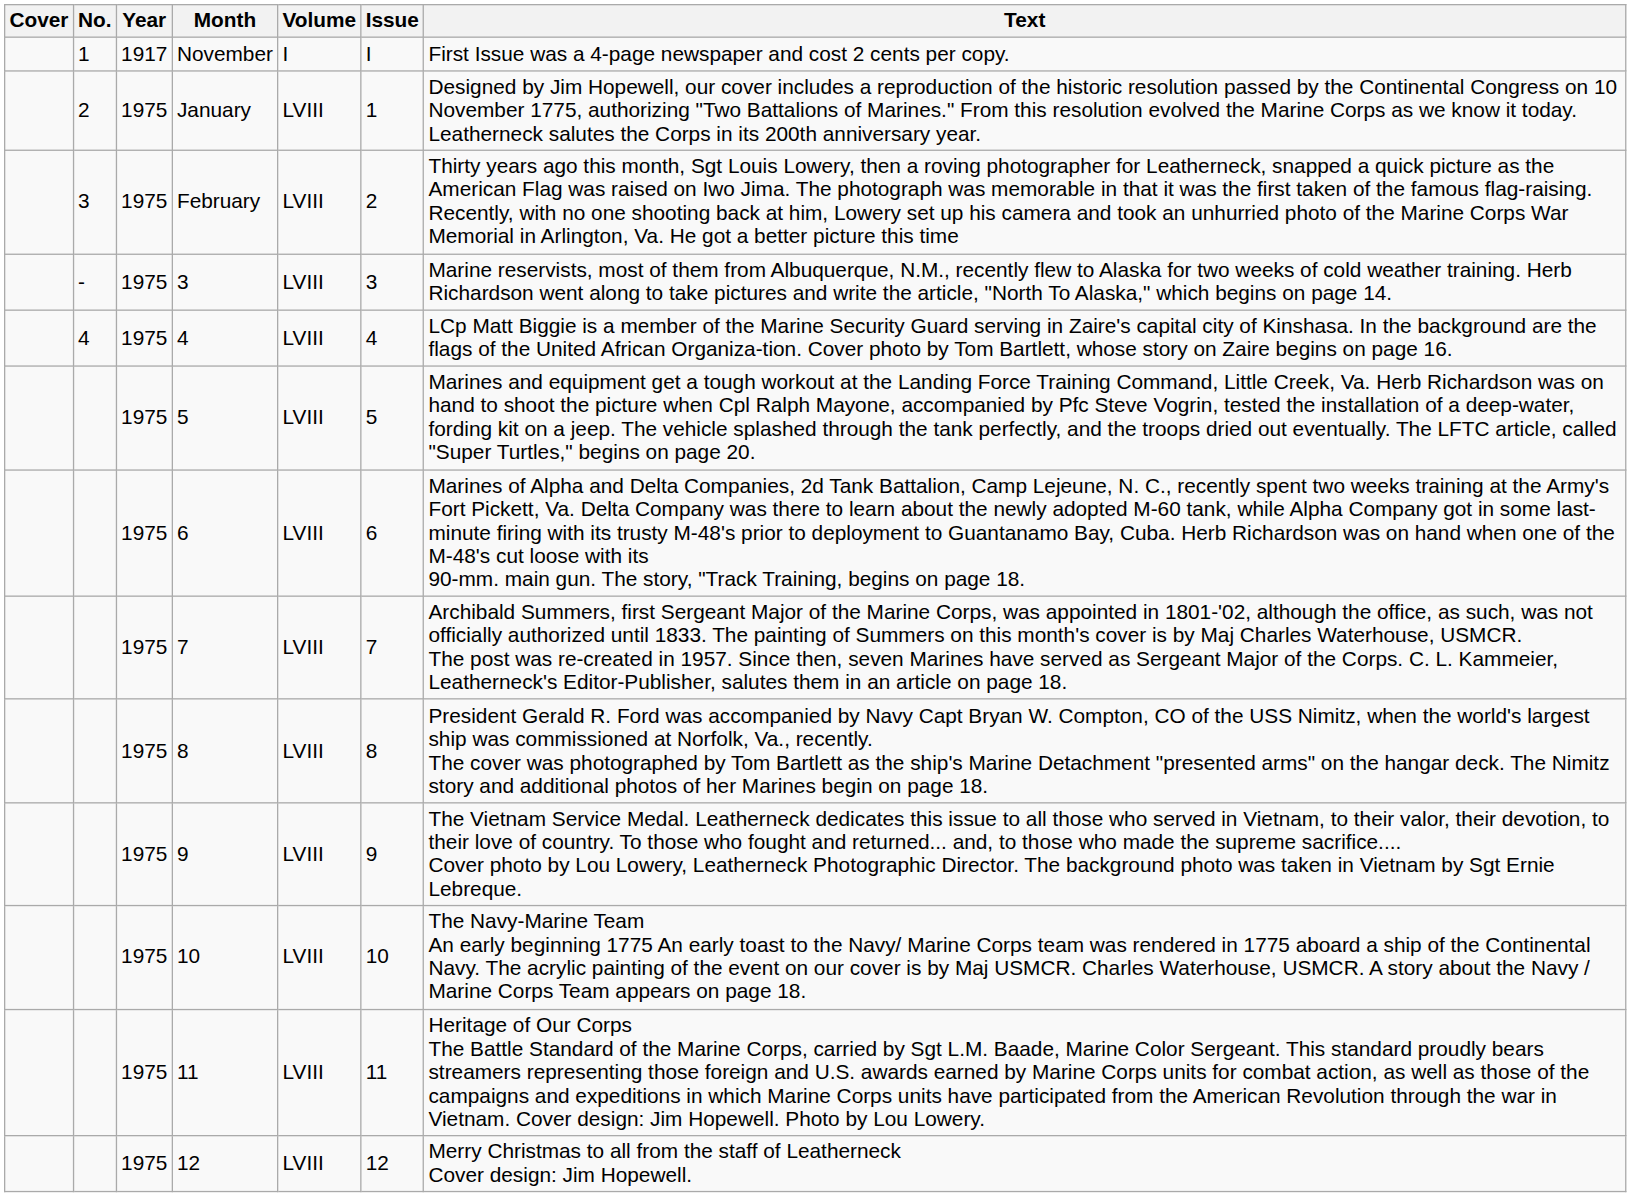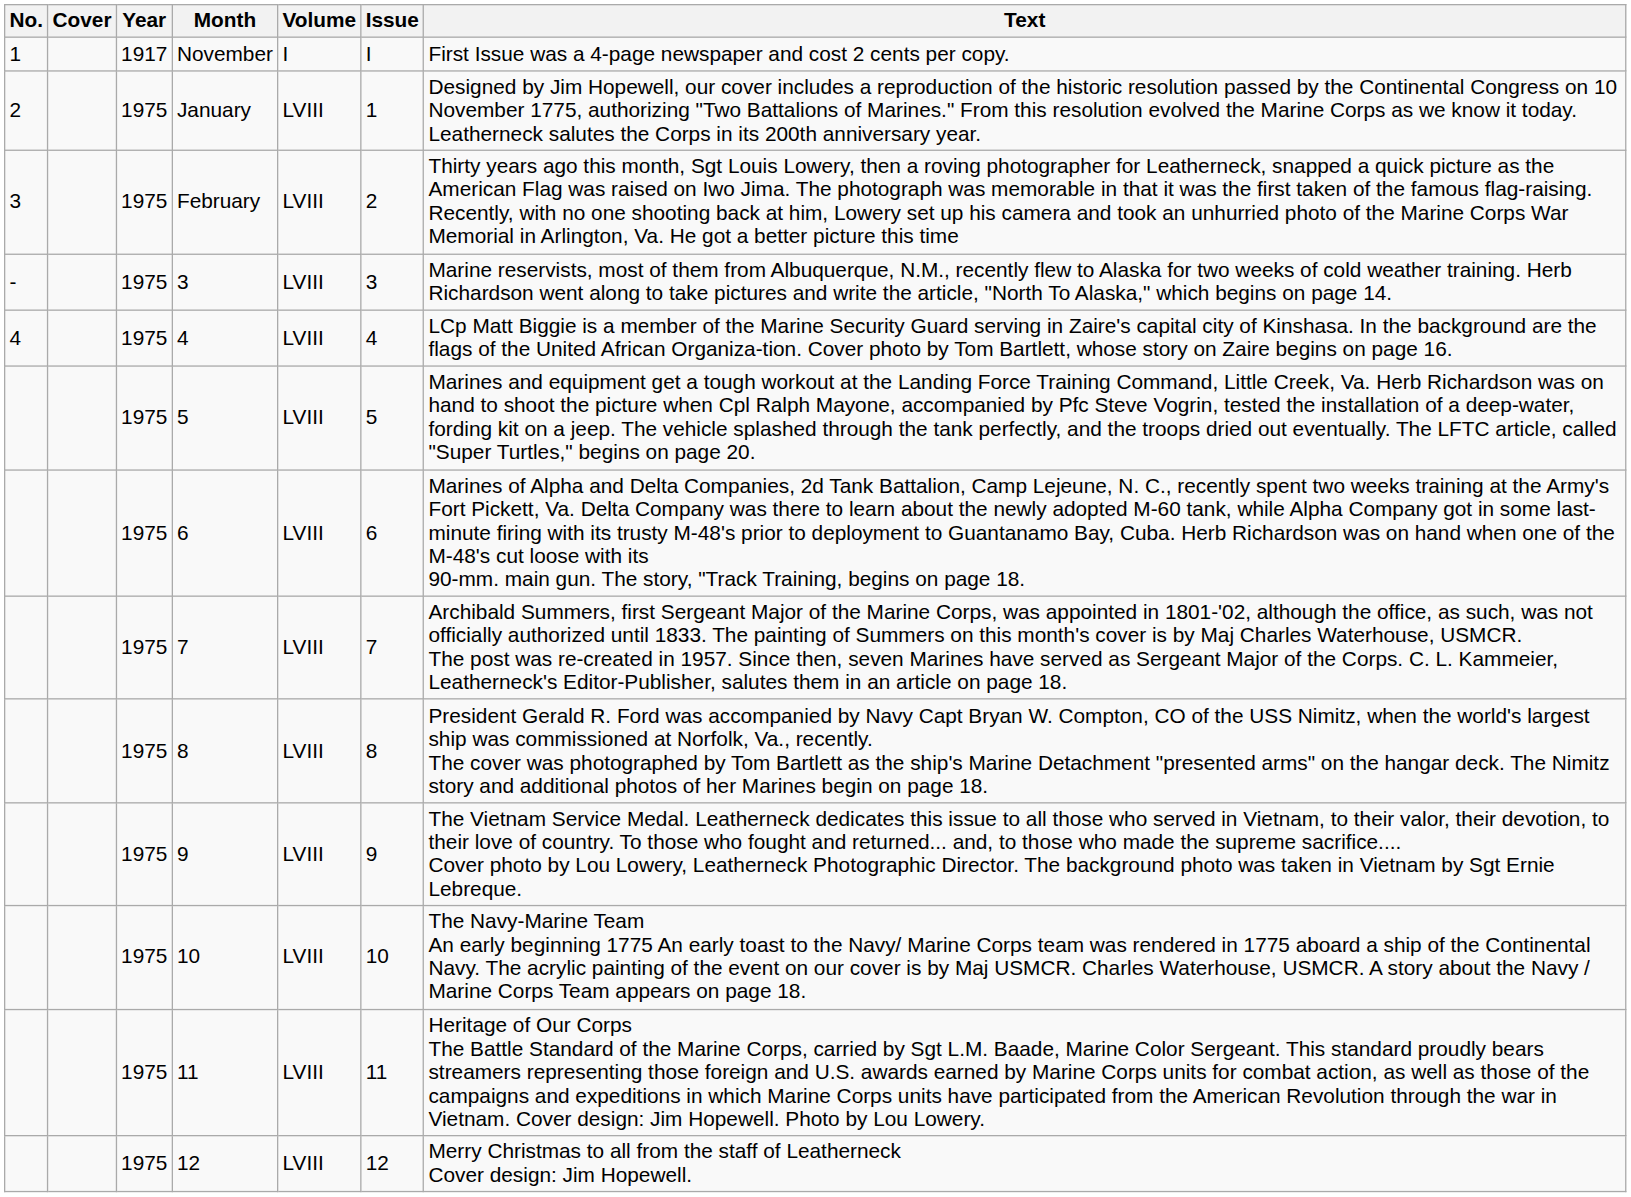columns swapped: (95, 20) <-> (39, 20)
